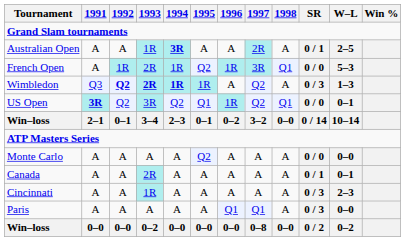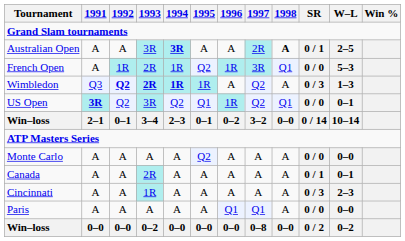(150, 48) 1R -> (150, 48) 3R
(285, 48) normal -> (285, 48) bold
(314, 209) 0 / 3 -> (314, 209) 0 / 0
